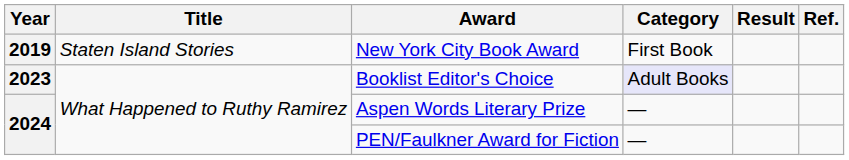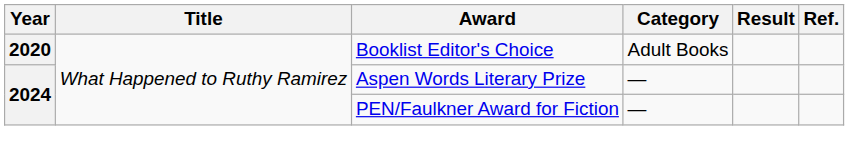- row: (467, 49)
(30, 79) 2023 -> (30, 49) 2020
(678, 79) lavender background -> (678, 49) no background
